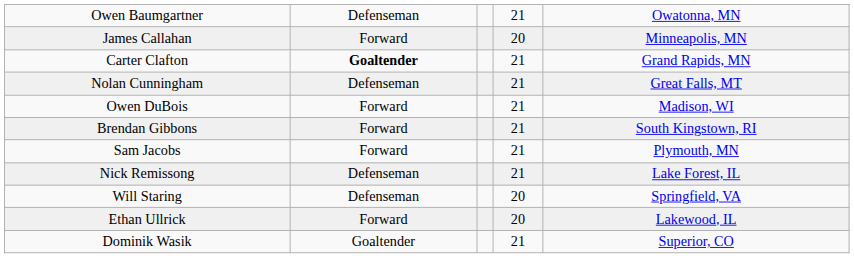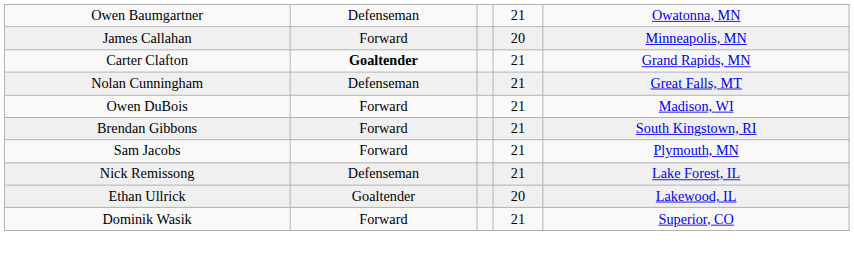- row: (147, 196)
(383, 219) Forward -> (383, 196) Goaltender
(383, 241) Goaltender -> (383, 219) Forward
